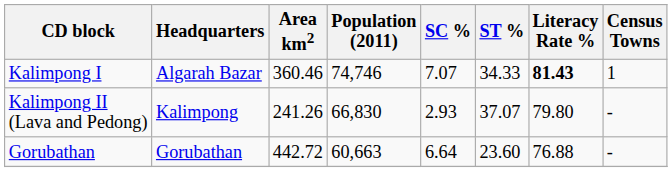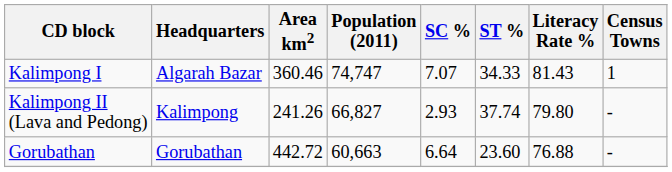(356, 73) 74,746 -> (356, 73) 74,747
(553, 73) bold -> (553, 73) normal
(356, 112) 66,830 -> (356, 112) 66,827
(500, 112) 37.07 -> (500, 112) 37.74
